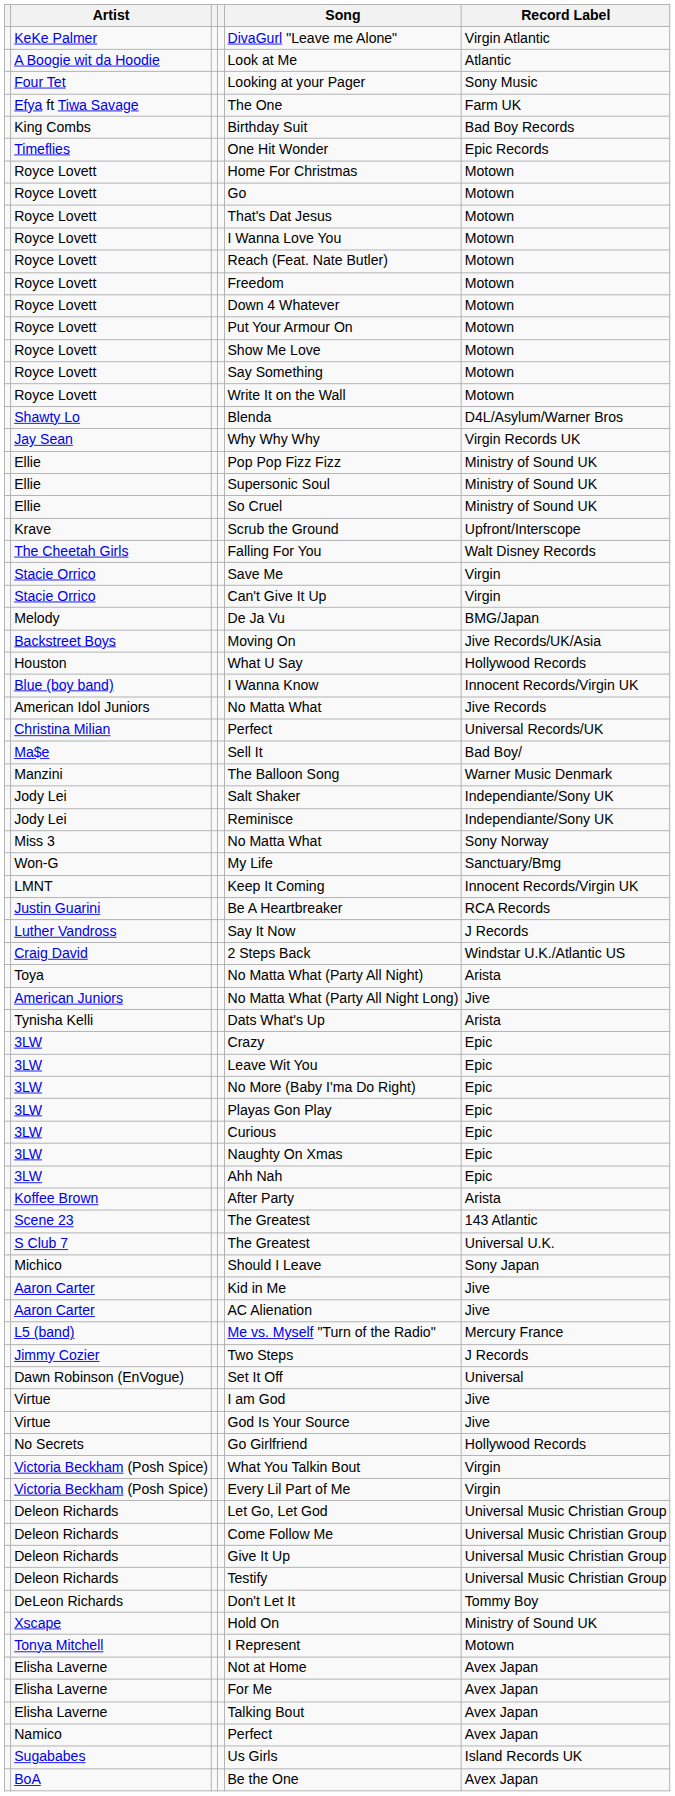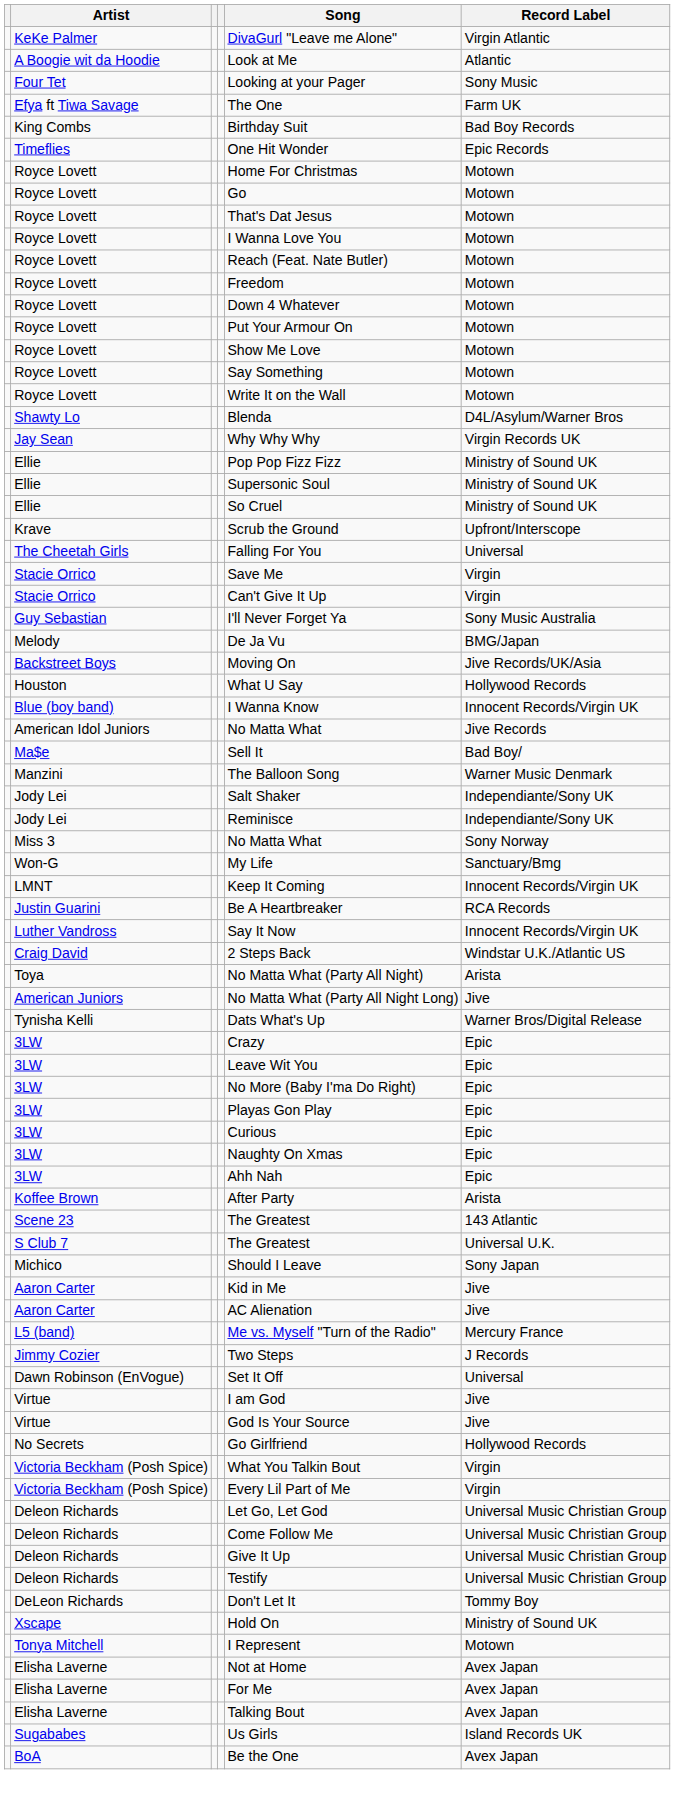(530, 551) Walt Disney Records -> (494, 551) Universal
+ row: (8, 619)
- row: (8, 730)
(496, 931) J Records -> (552, 931) Innocent Records/Virgin UK
(483, 1020) Arista -> (553, 1020) Warner Bros/Digital Release
- row: (8, 1735)
